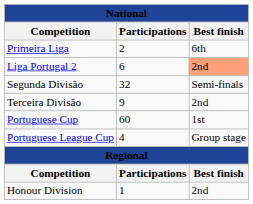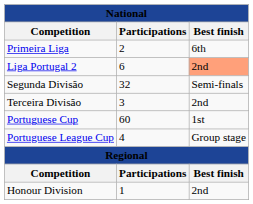(122, 102) 9 -> (122, 102) 3
